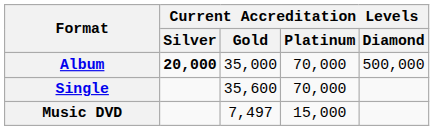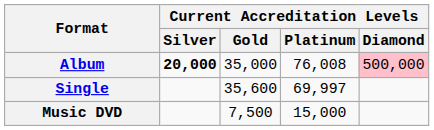(320, 65) 70,000 -> (320, 65) 76,008
(394, 65) no background -> (394, 65) pink background
(320, 89) 70,000 -> (320, 89) 69,997
(250, 113) 7,497 -> (250, 113) 7,500
